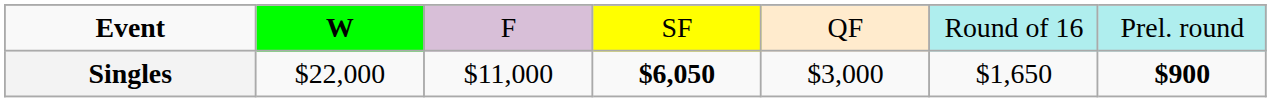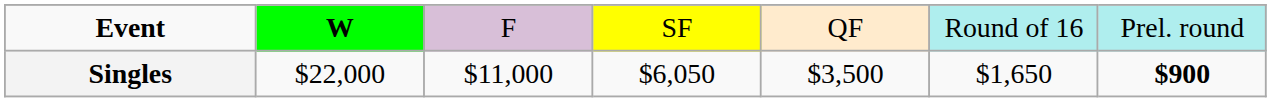(677, 73) bold -> (677, 73) normal
(845, 73) $3,000 -> (845, 73) $3,500
